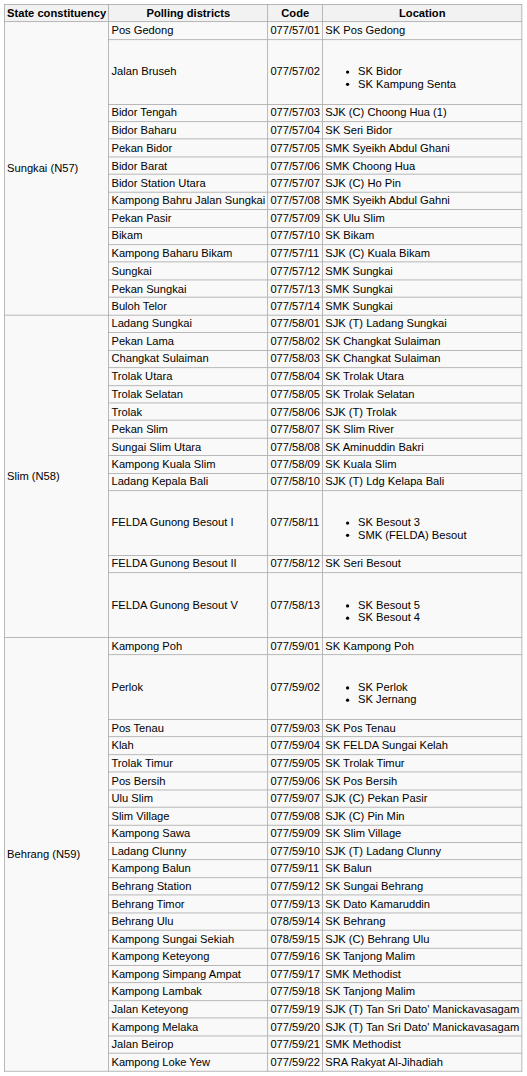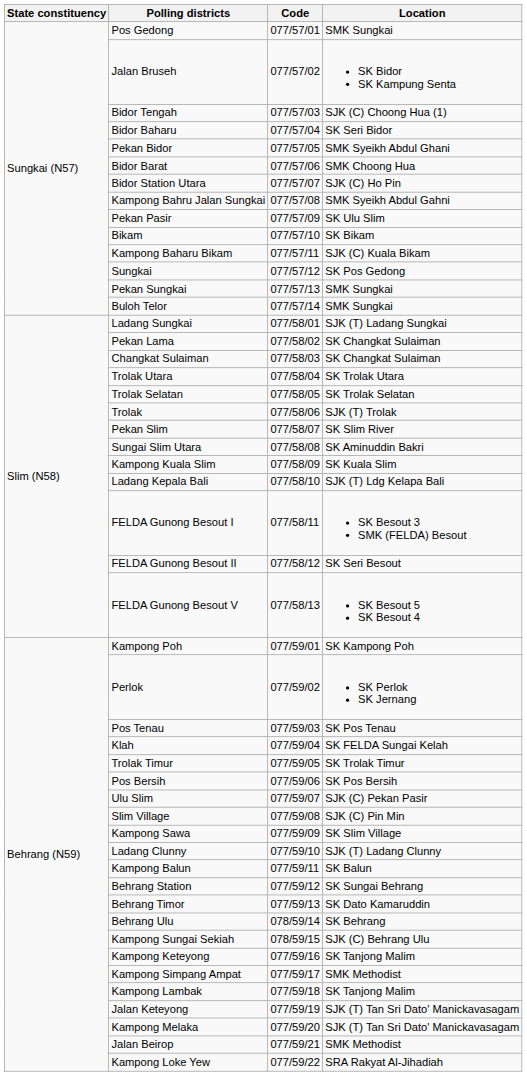(365, 30) SK Pos Gedong -> (359, 30) SMK Sungkai
(359, 271) SMK Sungkai -> (365, 271) SK Pos Gedong
